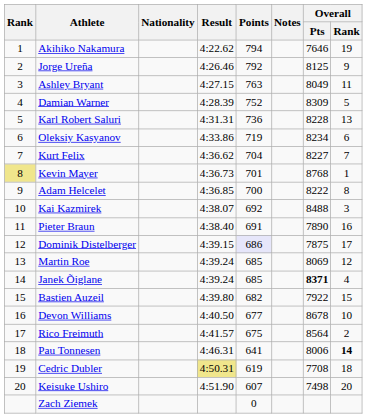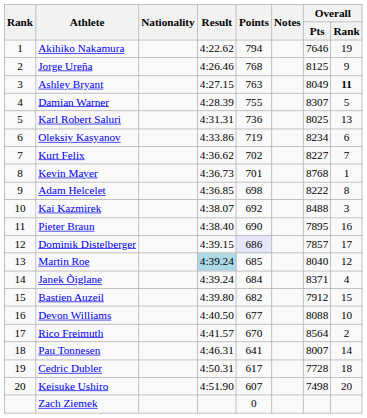(254, 66) 792 -> (254, 66) 768
(347, 84) normal -> (347, 84) bold
(254, 102) 752 -> (254, 102) 755
(317, 102) 8309 -> (317, 102) 8307
(317, 119) 8228 -> (317, 119) 8025
(254, 155) 704 -> (254, 155) 702
(20, 173) khaki background -> (20, 173) no background
(254, 191) 700 -> (254, 191) 698
(254, 226) 691 -> (254, 226) 690
(317, 226) 7890 -> (317, 226) 7895
(317, 244) 7875 -> (317, 244) 7857
(217, 262) no background -> (217, 262) lightblue background
(317, 262) 8069 -> (317, 262) 8040
(254, 279) 685 -> (254, 279) 684
(317, 279) bold -> (317, 279) normal
(317, 297) 7922 -> (317, 297) 7912
(317, 315) 8678 -> (317, 315) 8088
(254, 333) 675 -> (254, 333) 670
(317, 350) 8006 -> (317, 350) 8007
(347, 350) bold -> (347, 350) normal
(217, 368) khaki background -> (217, 368) no background
(254, 368) 619 -> (254, 368) 617
(317, 368) 7708 -> (317, 368) 7728
